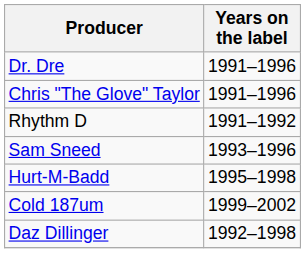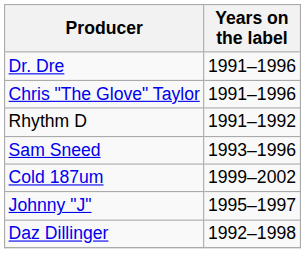- row: (59, 177)
+ row: (50, 205)
